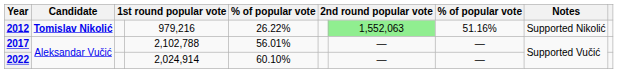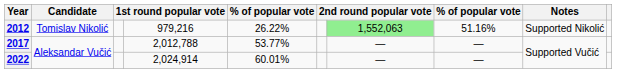(73, 28) bold -> (72, 28) normal
(177, 44) 2,102,788 -> (175, 44) 2,012,788
(273, 44) 56.01% -> (272, 44) 53.77%
(273, 60) 60.10% -> (272, 60) 60.01%
